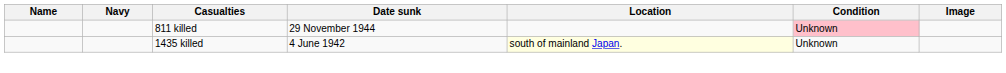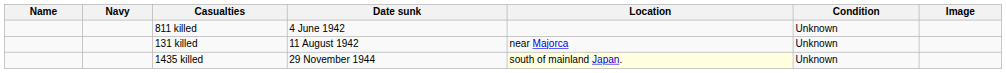(332, 28) 29 November 1944 -> (317, 28) 4 June 1942
(817, 28) pink background -> (817, 28) no background
+ row: (176, 44)
(317, 44) 4 June 1942 -> (332, 60) 29 November 1944
